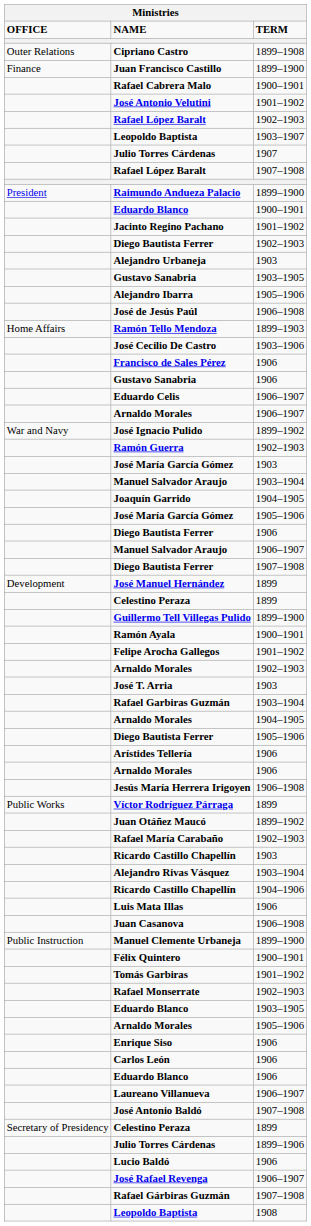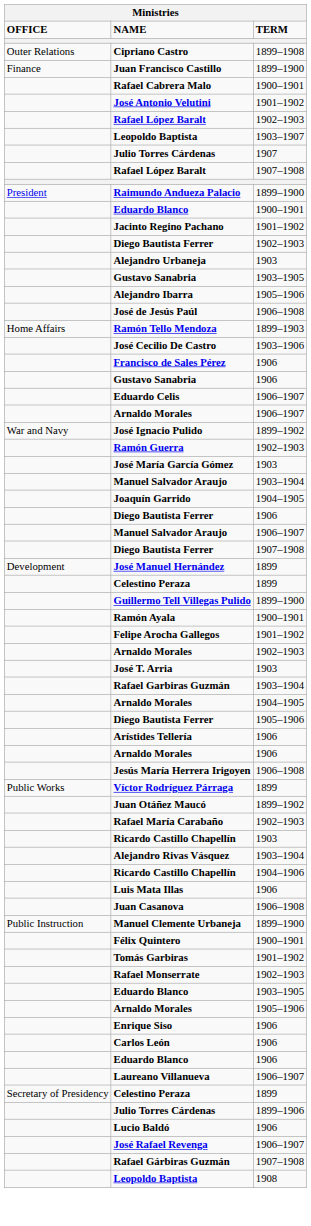- row: (173, 515)
- row: (158, 1110)
